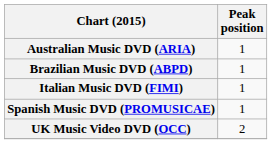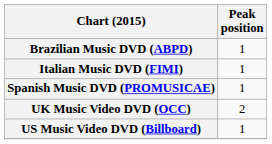- row: (111, 48)
+ row: (111, 128)
